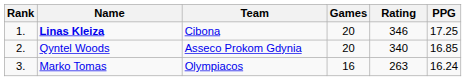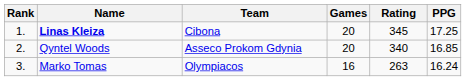(399, 31) 346 -> (399, 31) 345
